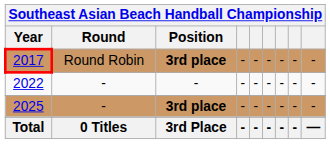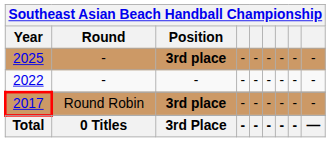rows swapped: (28, 60) <-> (28, 106)
